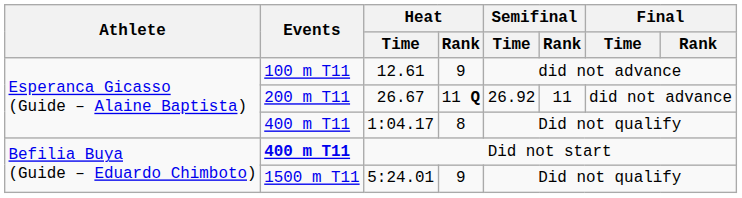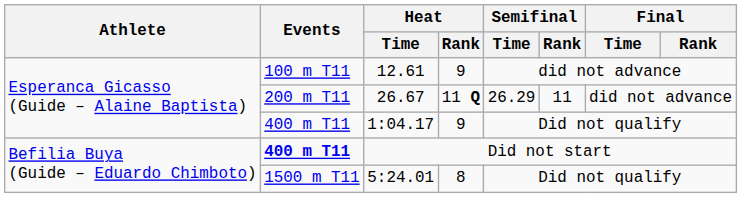(512, 98) 26.92 -> (512, 98) 26.29
(461, 125) 8 -> (461, 125) 9
(461, 178) 9 -> (461, 178) 8
